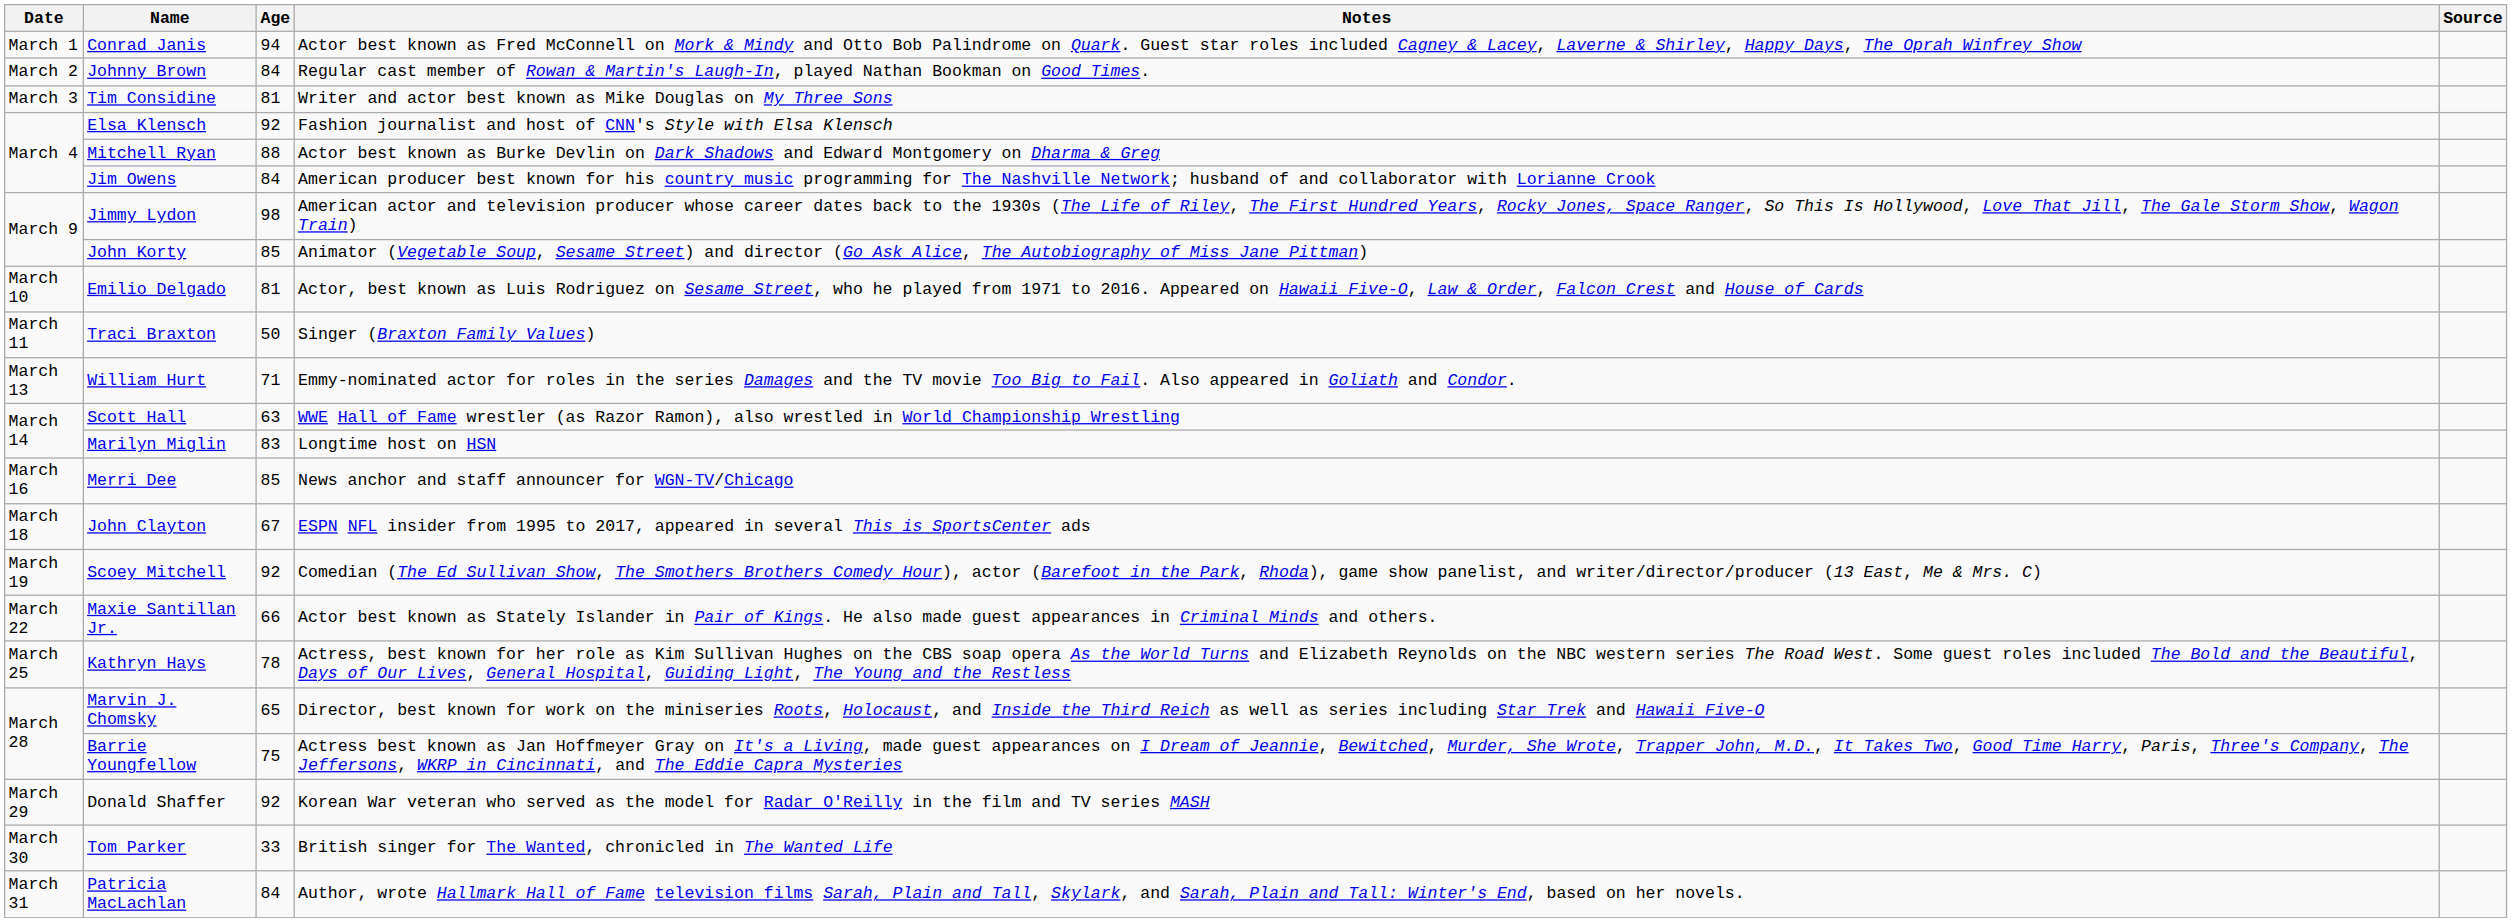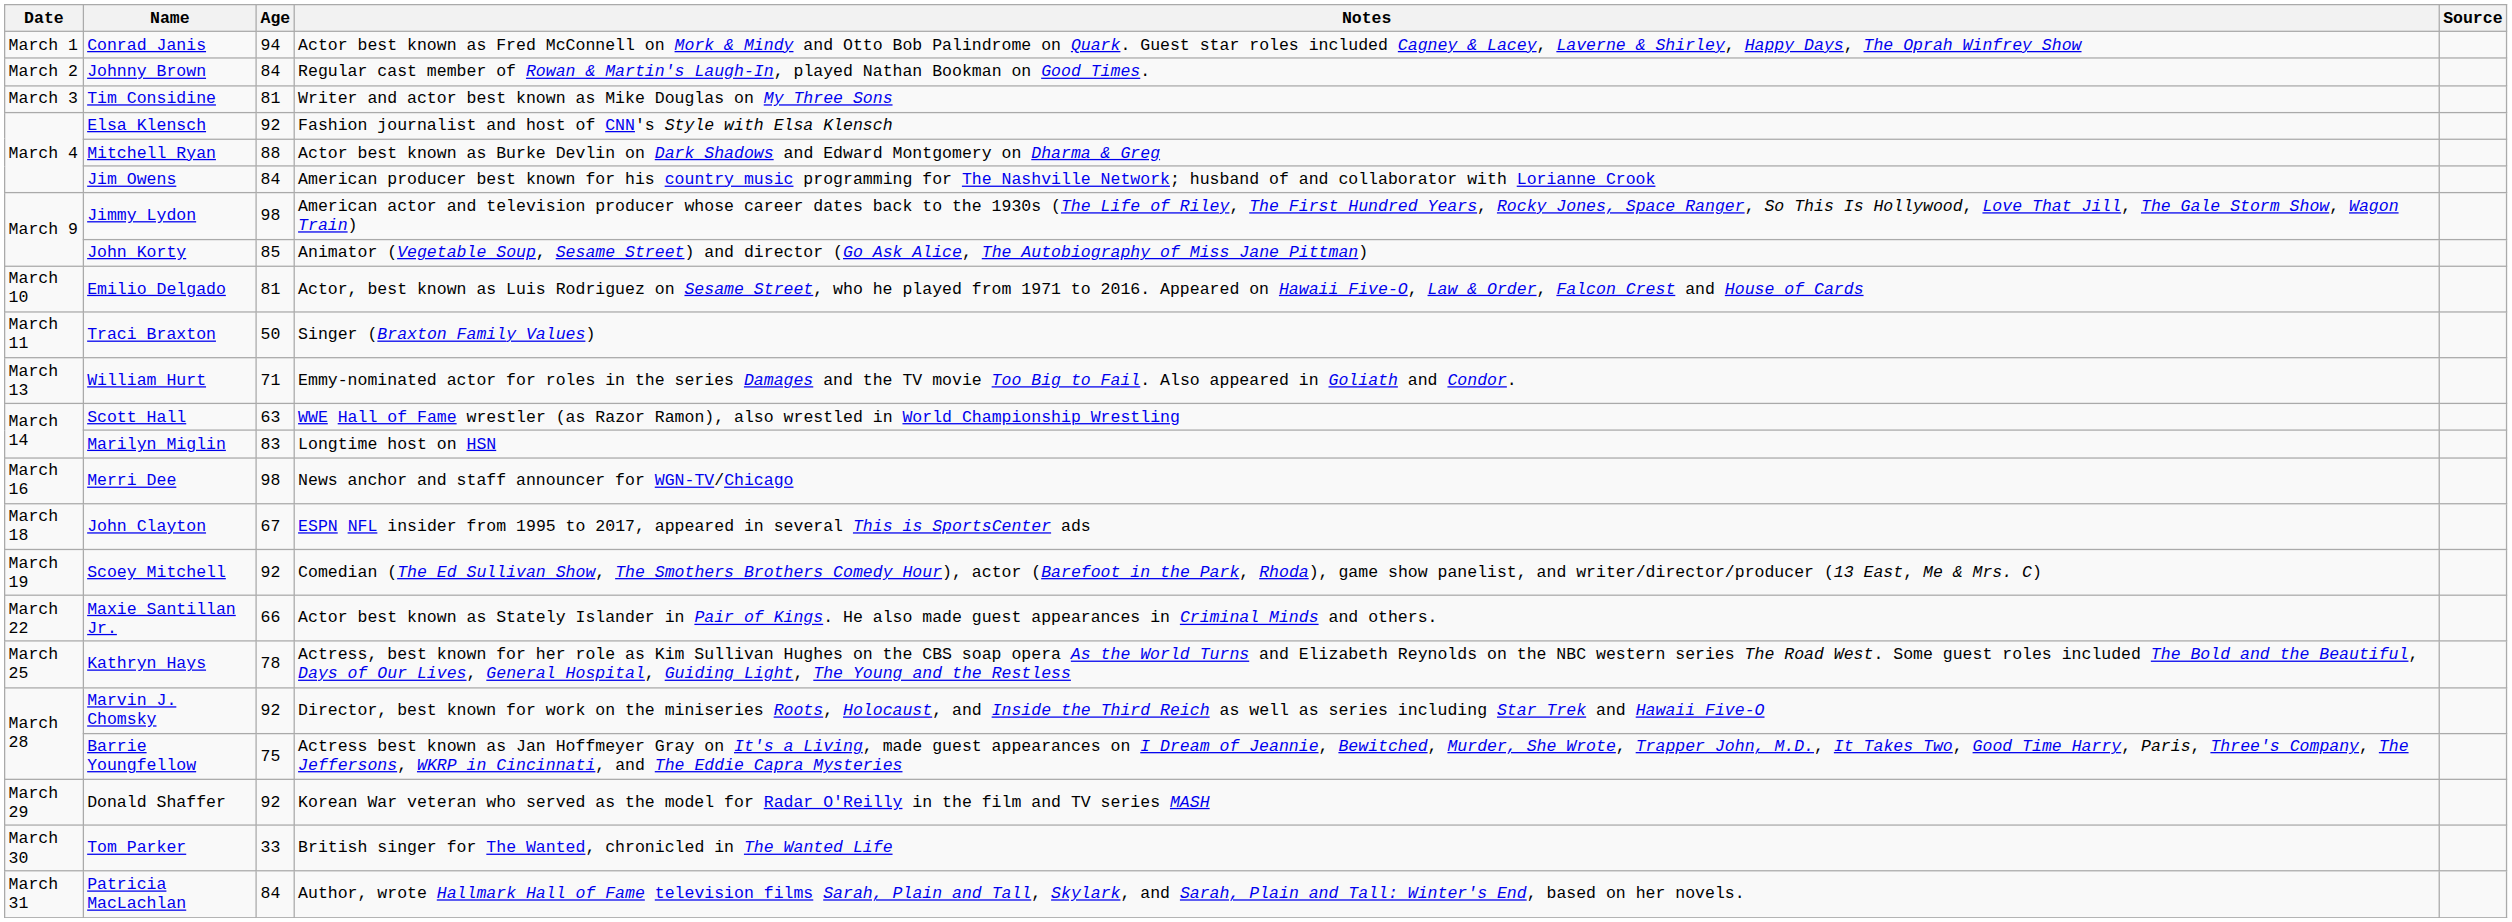(270, 481) 85 -> (270, 481) 98
(270, 710) 65 -> (270, 710) 92
